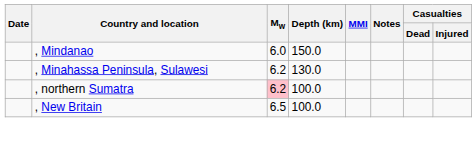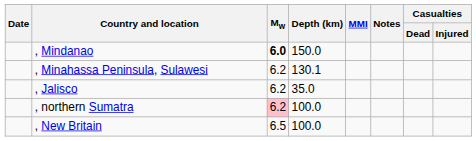(278, 51) normal -> (278, 51) bold
(306, 70) 130.0 -> (306, 70) 130.1
+ row: (56, 88)
